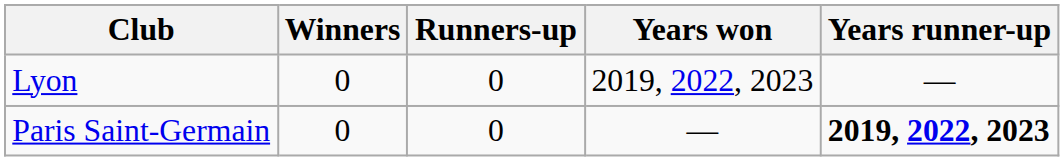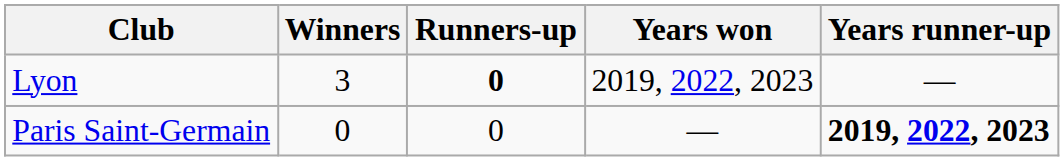(342, 79) 0 -> (342, 79) 3
(496, 79) normal -> (496, 79) bold
